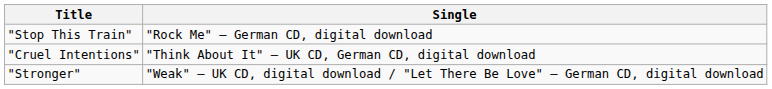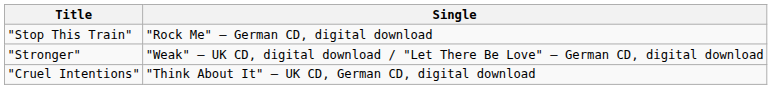rows swapped: (74, 54) <-> (44, 74)
